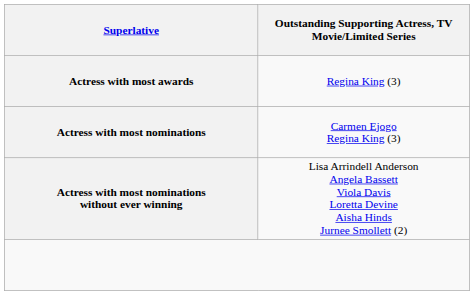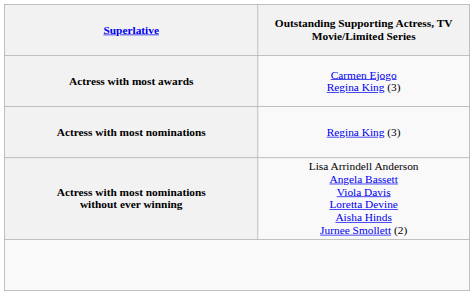(364, 81) Regina King (3) -> (364, 81) Carmen Ejogo Regina King (3)
(364, 132) Carmen Ejogo Regina King (3) -> (364, 132) Regina King (3)
